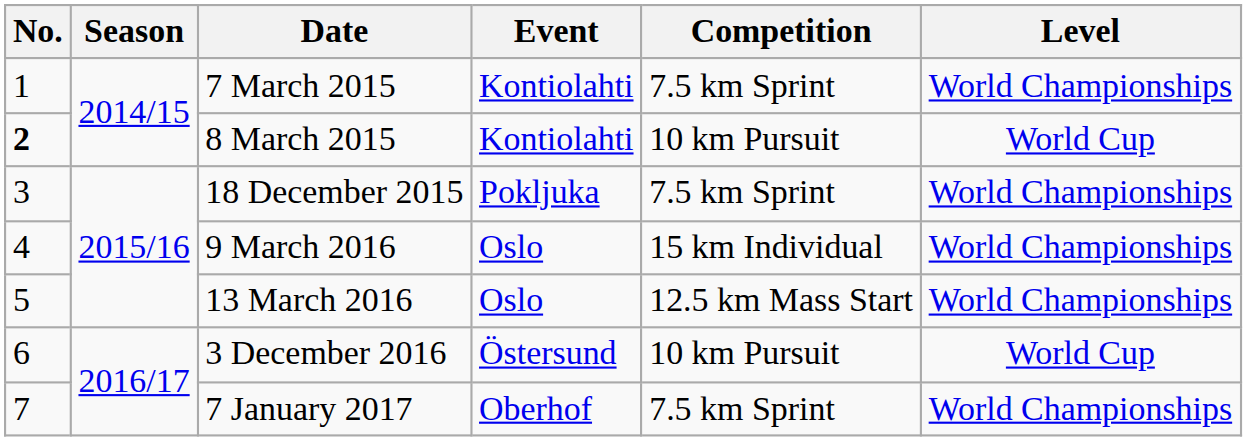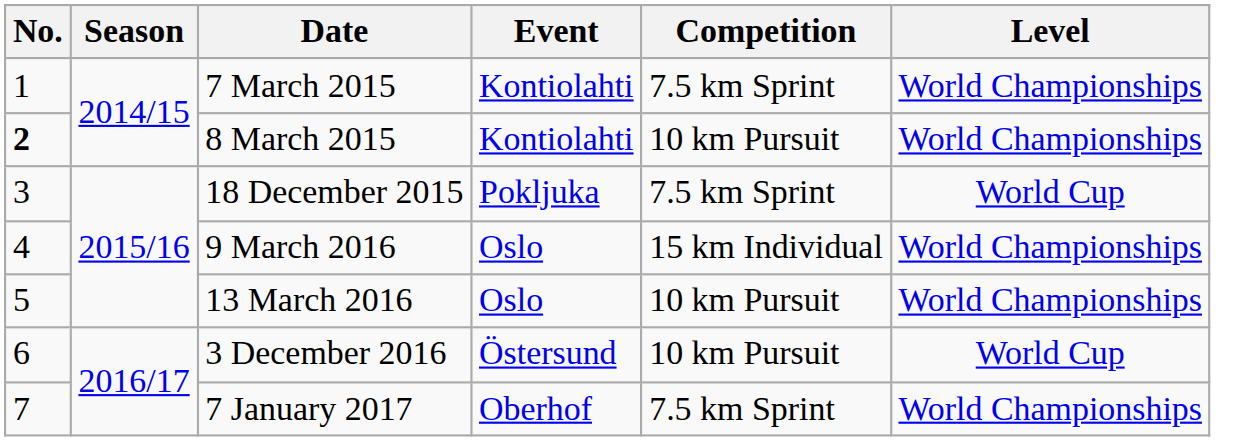(1080, 138) World Cup -> (1050, 138) World Championships
(1080, 192) World Championships -> (1050, 192) World Cup
(781, 300) 12.5 km Mass Start -> (744, 300) 10 km Pursuit
